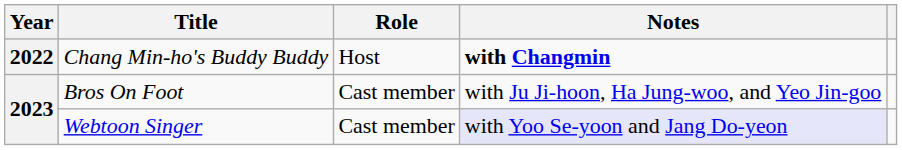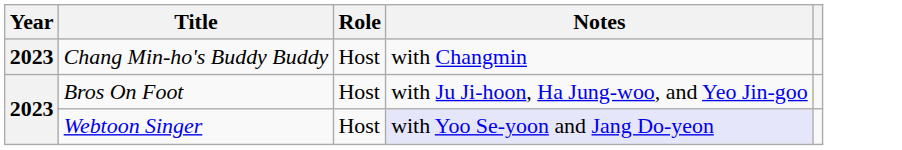(32, 56) 2022 -> (32, 56) 2023
(538, 56) bold -> (459, 56) normal
(397, 91) Cast member -> (359, 91) Host
(397, 126) Cast member -> (359, 126) Host
